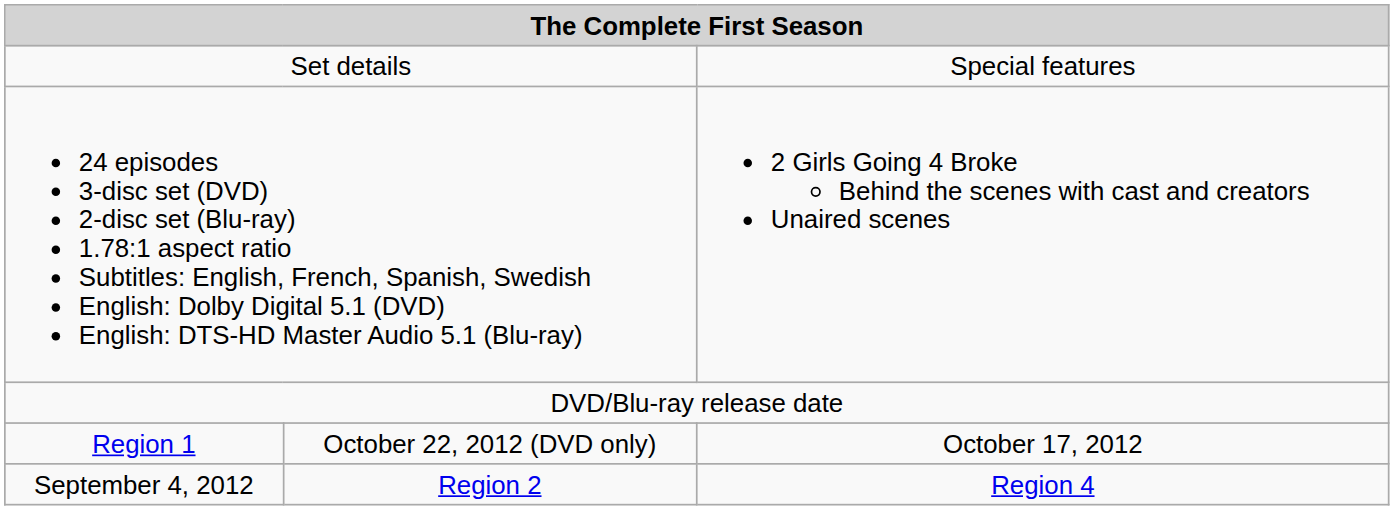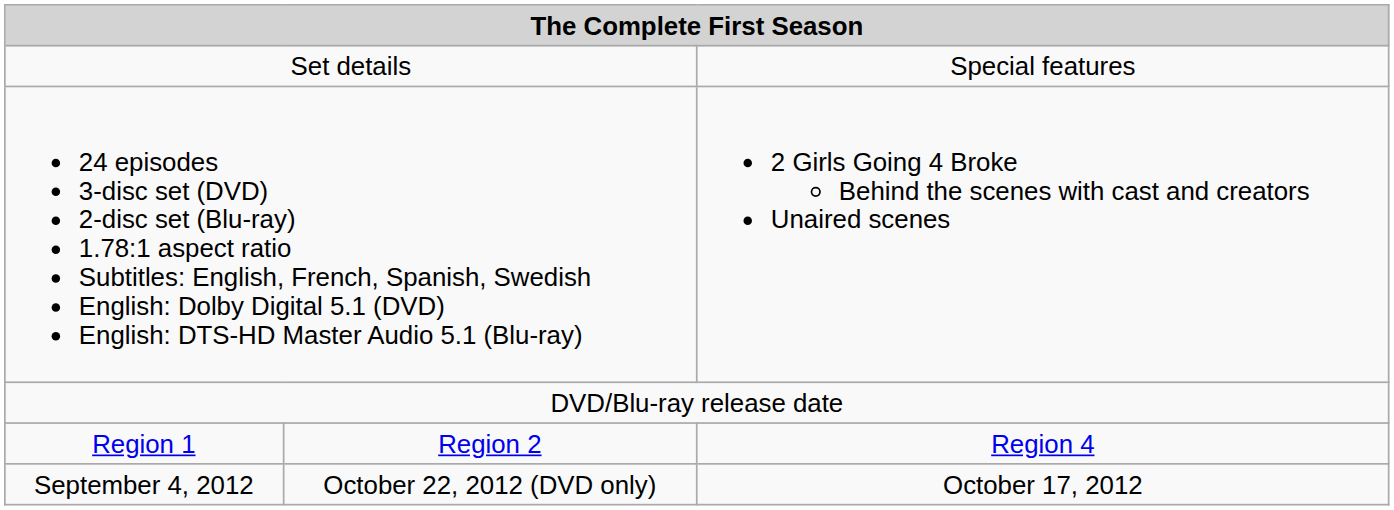(490, 443) October 22, 2012 (DVD only) -> (490, 443) Region 2
(1043, 443) October 17, 2012 -> (1043, 443) Region 4
(490, 484) Region 2 -> (490, 484) October 22, 2012 (DVD only)
(1043, 484) Region 4 -> (1043, 484) October 17, 2012
